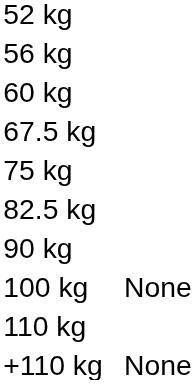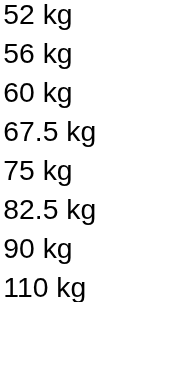- row: (46, 287)
- row: (53, 365)
